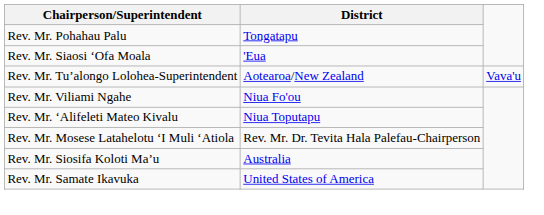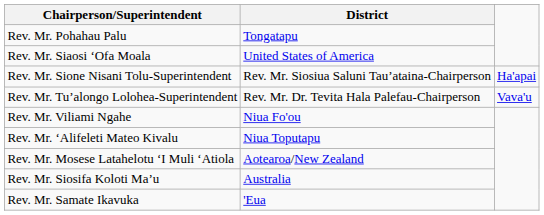(255, 55) 'Eua -> (309, 55) United States of America
+ row: (119, 76)
(304, 76) Aotearoa/New Zealand -> (362, 96) Rev. Mr. Dr. Tevita Hala Palefau-Chairperson
(362, 138) Rev. Mr. Dr. Tevita Hala Palefau-Chairperson -> (304, 158) Aotearoa/New Zealand
(309, 179) United States of America -> (255, 199) 'Eua
